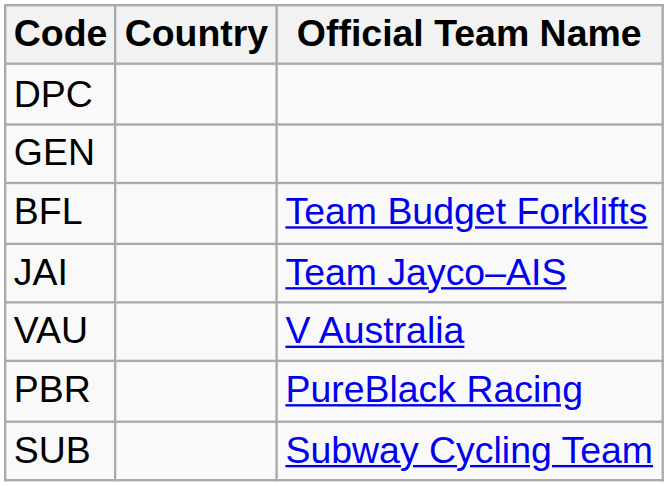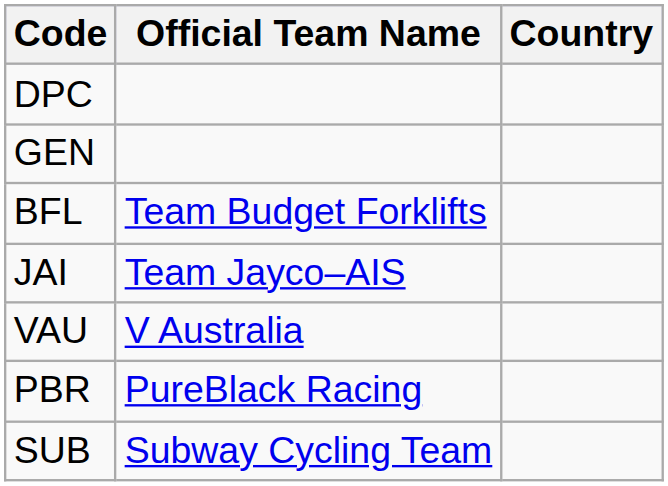columns swapped: (469, 34) <-> (196, 34)
